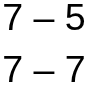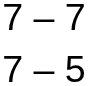rows swapped: (44, 17) <-> (44, 69)
